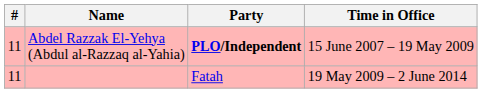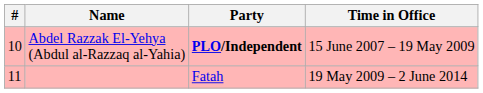(15, 46) 11 -> (15, 46) 10
